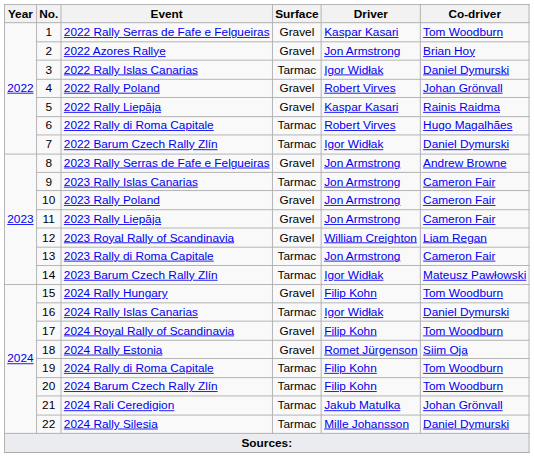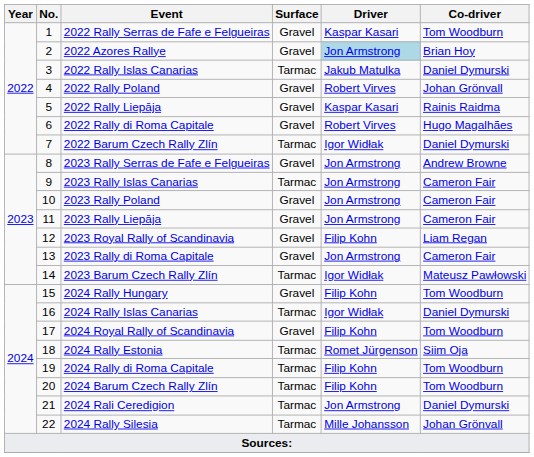(362, 51) no background -> (362, 51) lightblue background
(354, 69) Igor Widłak -> (362, 69) Jakub Matulka
(297, 125) Tarmac -> (297, 125) Gravel
(371, 237) William Creighton -> (350, 237) Filip Kohn
(297, 256) Tarmac -> (297, 256) Gravel
(297, 349) Gravel -> (297, 349) Tarmac
(362, 405) Jakub Matulka -> (362, 405) Jon Armstrong
(463, 405) Johan Grönvall -> (466, 405) Daniel Dymurski
(466, 424) Daniel Dymurski -> (463, 424) Johan Grönvall
